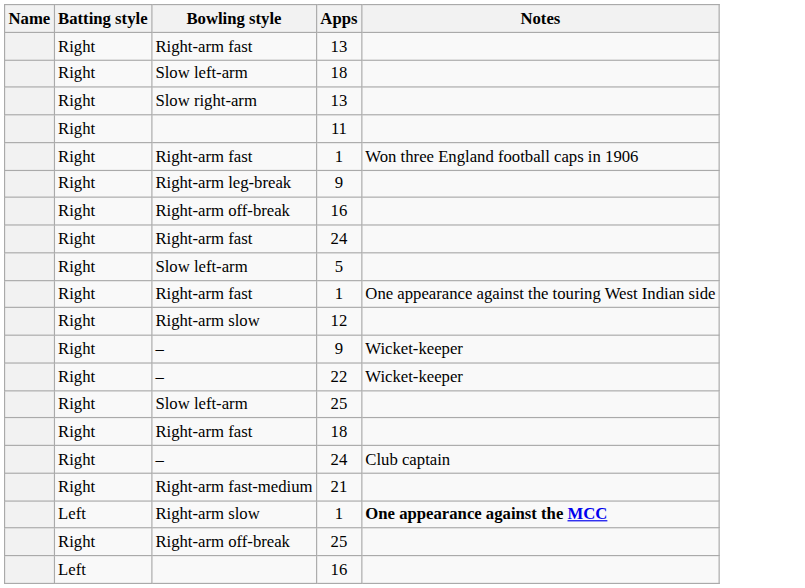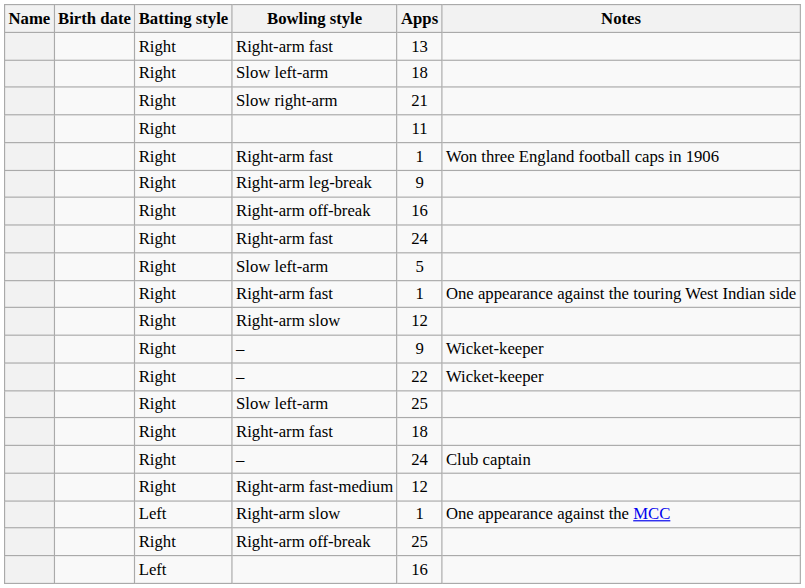+ column: (94, 18)
(339, 101) 13 -> (420, 101) 21
(339, 487) 21 -> (420, 487) 12
(486, 514) bold -> (558, 514) normal
